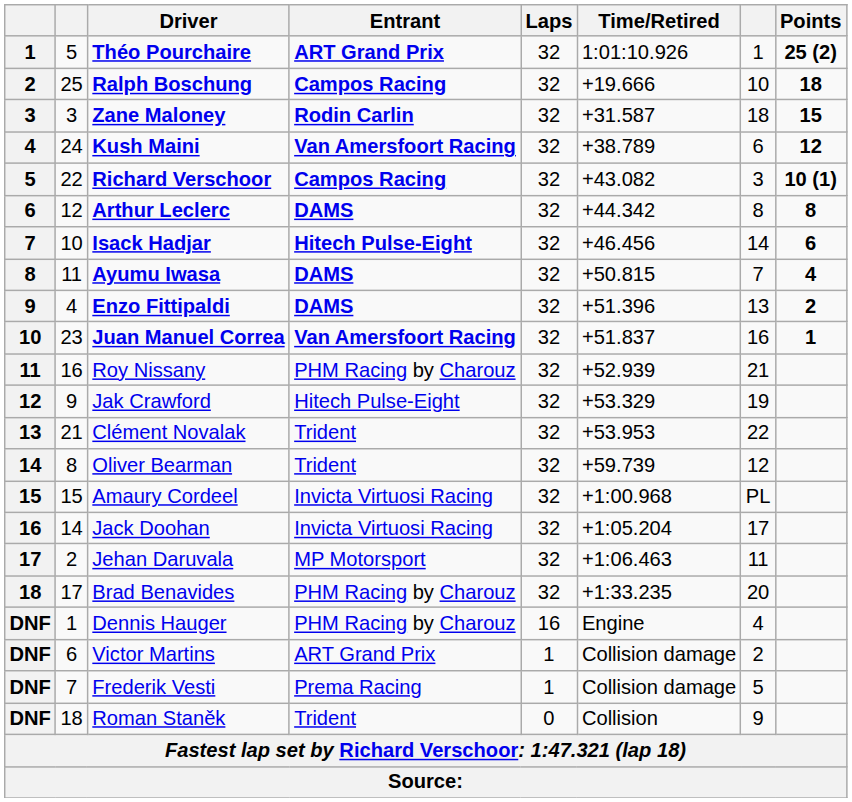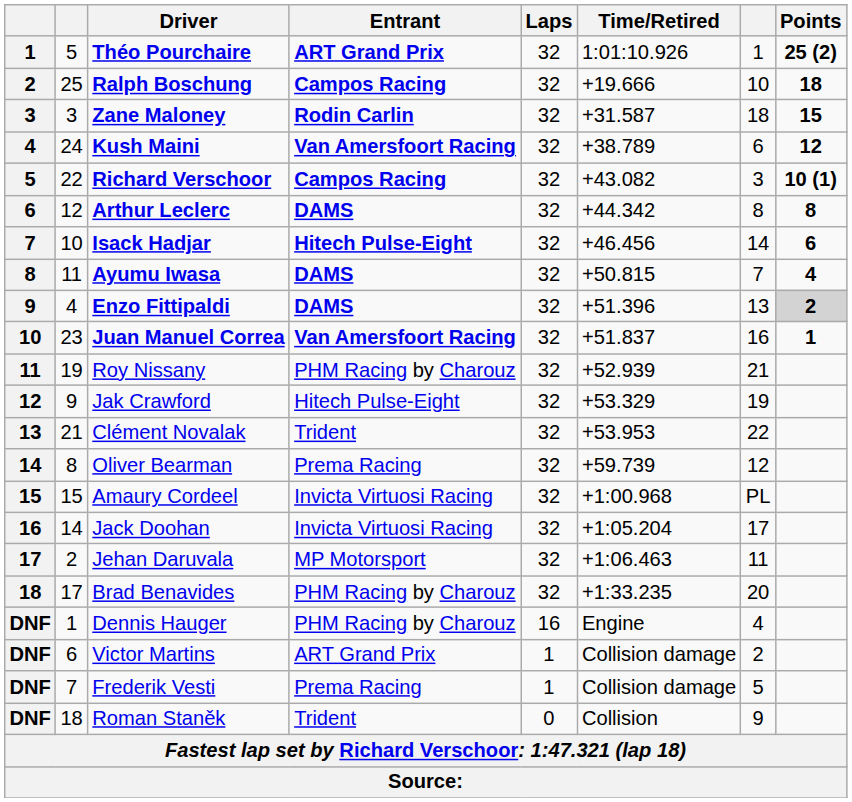(811, 306) no background -> (811, 306) lightgrey background
(72, 369) 16 -> (72, 369) 19
(325, 464) Trident -> (358, 464) Prema Racing
